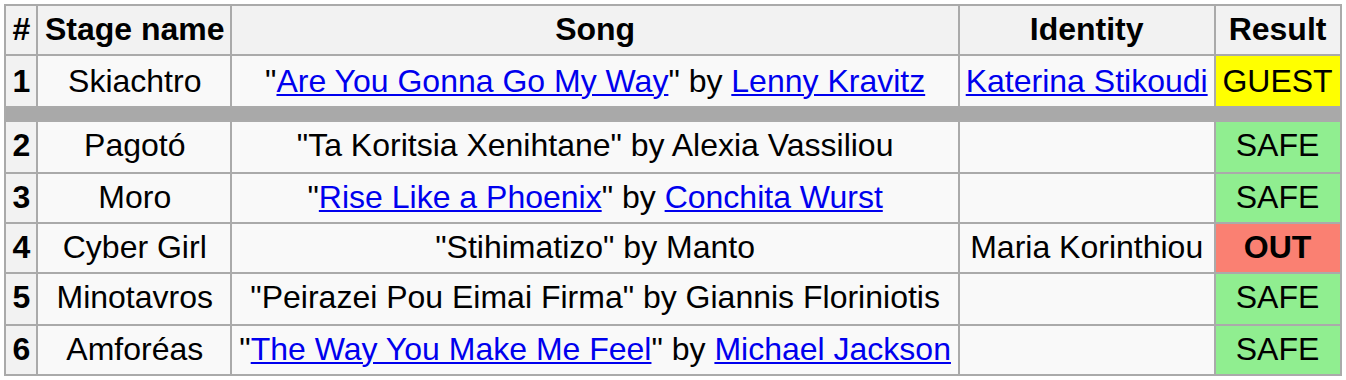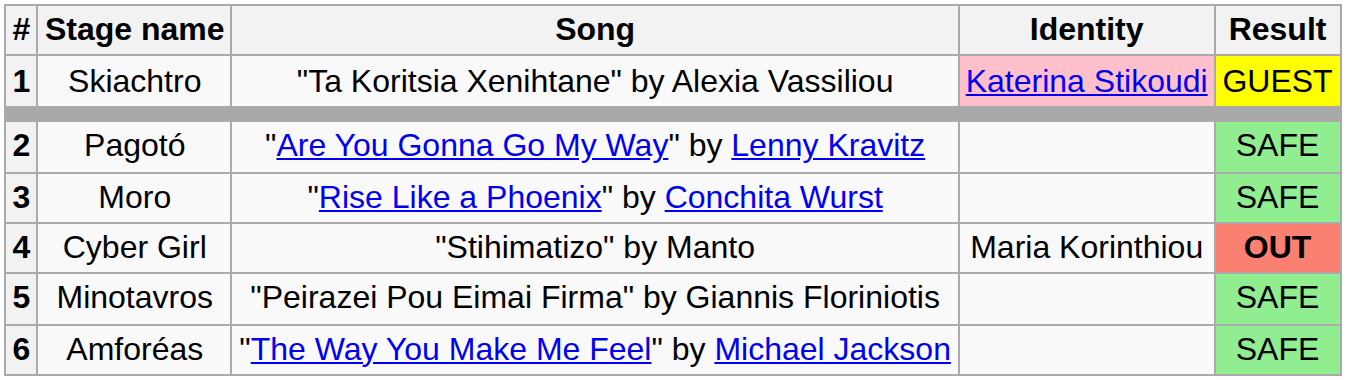(595, 80) "Are You Gonna Go My Way" by Lenny Kravitz -> (595, 80) "Ta Koritsia Χenihtane" by Alexia Vassiliou
(1087, 80) no background -> (1087, 80) pink background
(595, 146) "Ta Koritsia Χenihtane" by Alexia Vassiliou -> (595, 146) "Are You Gonna Go My Way" by Lenny Kravitz
